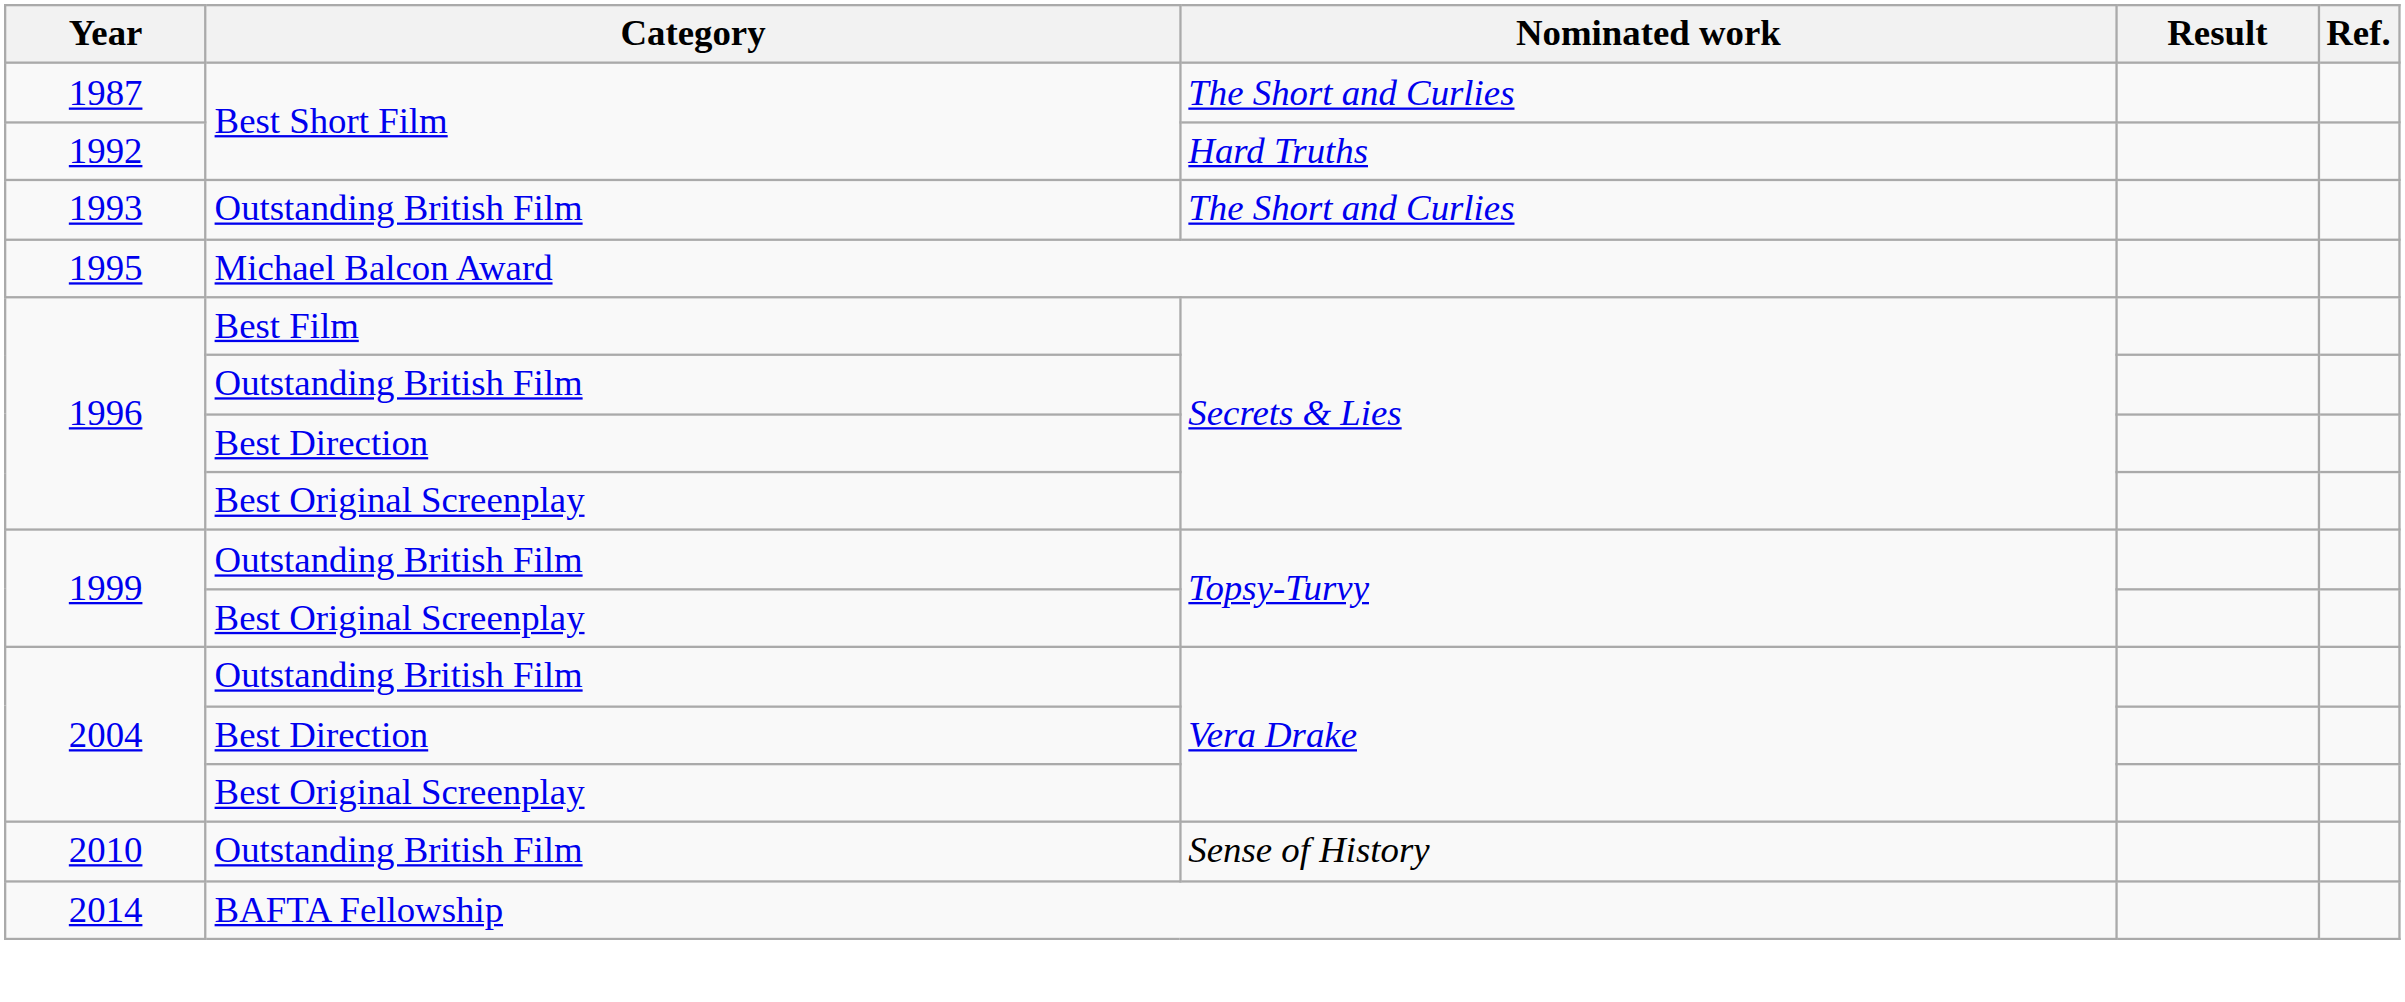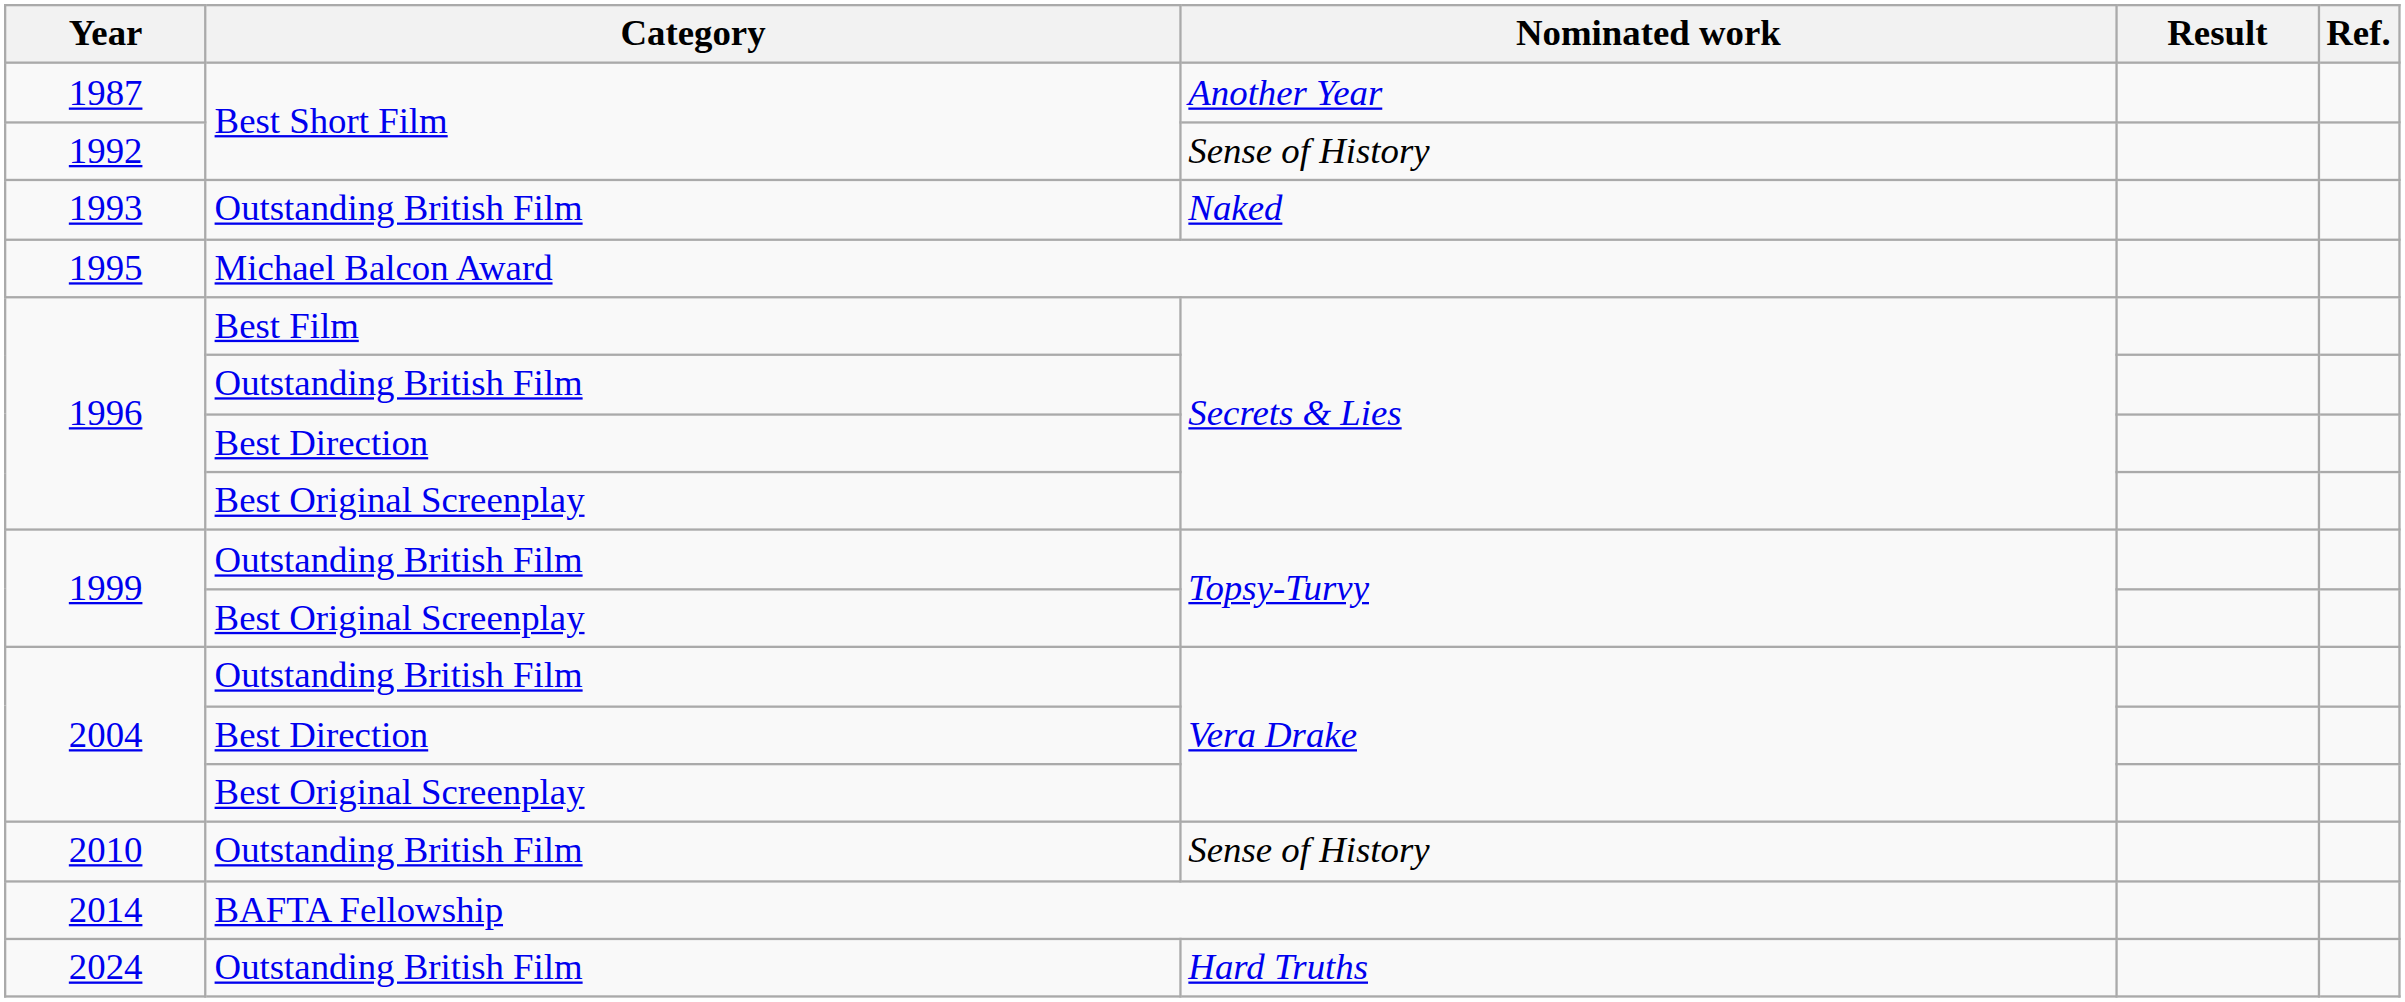(1351, 92) The Short and Curlies -> (1285, 92) Another Year
(1278, 150) Hard Truths -> (1309, 150) Sense of History
(1351, 208) The Short and Curlies -> (1235, 208) Naked
+ row: (106, 967)
